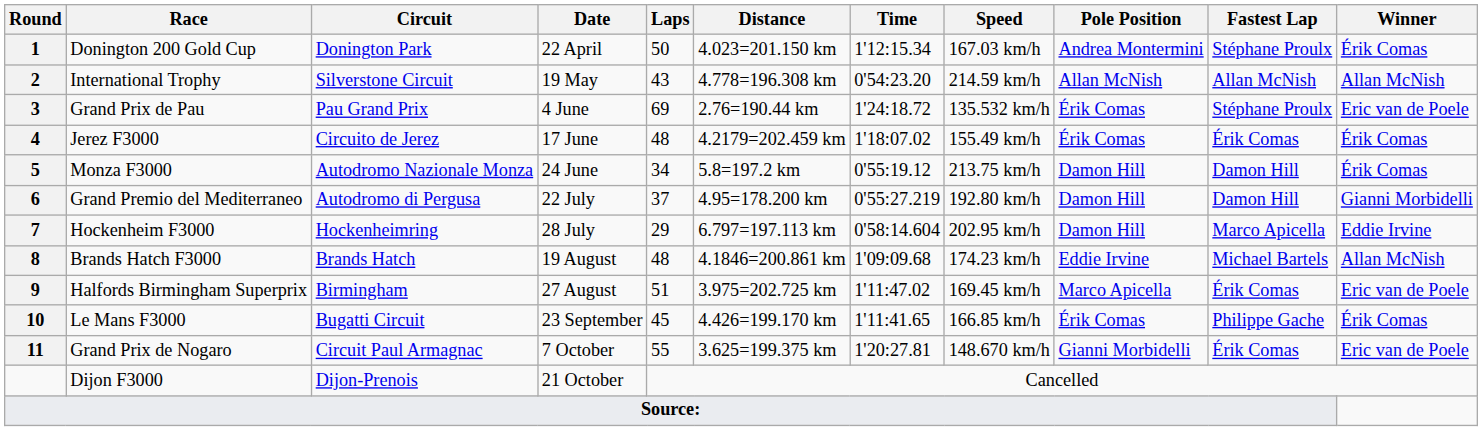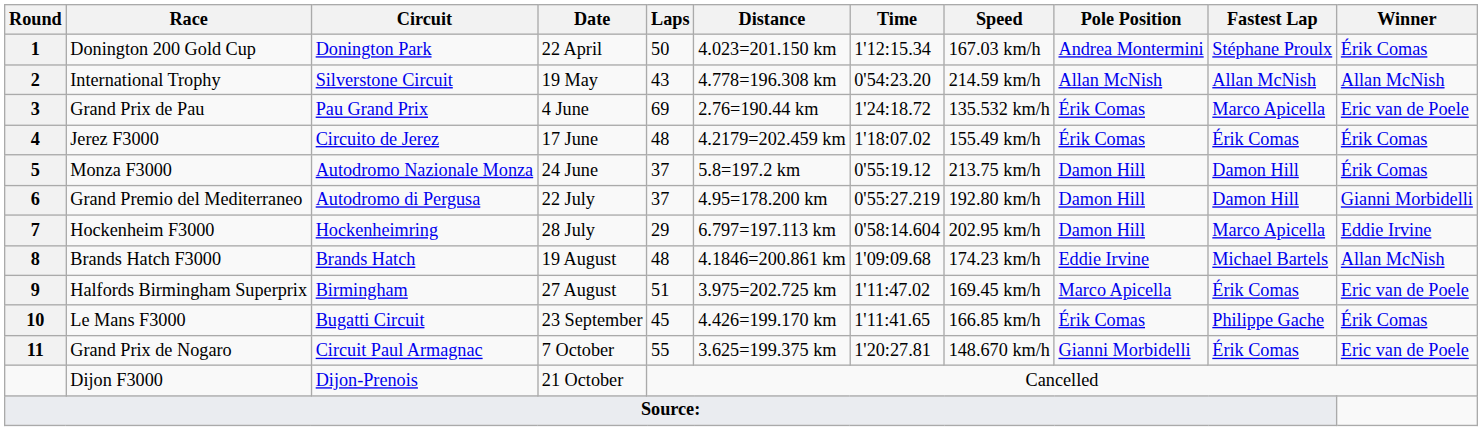(1272, 109) Stéphane Proulx -> (1269, 109) Marco Apicella
(660, 169) 34 -> (660, 169) 37
